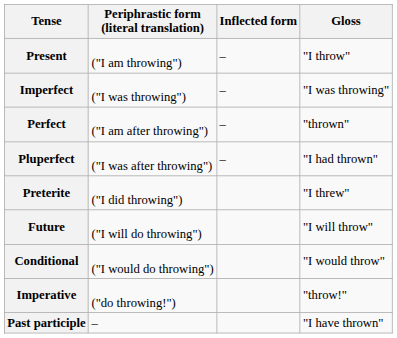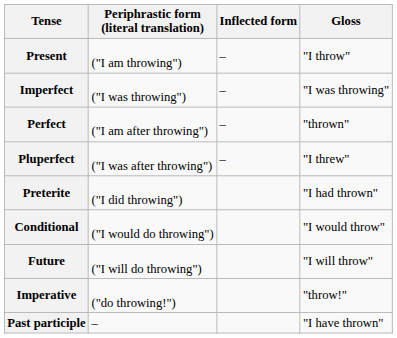(340, 158) "I had thrown" -> (326, 158) "I threw"
(326, 192) "I threw" -> (340, 192) "I had thrown"
rows swapped: (46, 227) <-> (46, 261)
